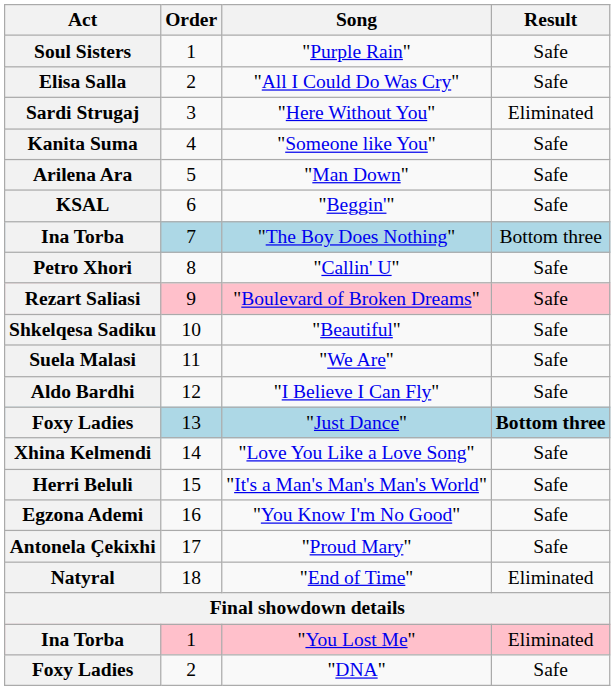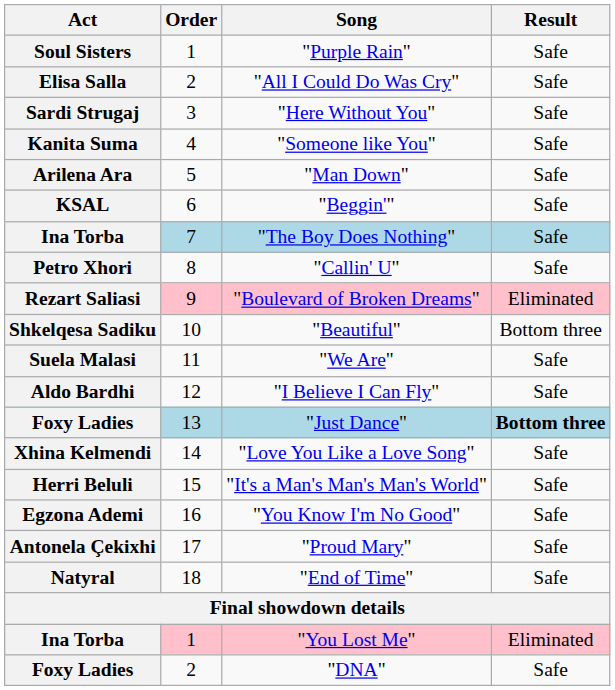(551, 112) Eliminated -> (551, 112) Safe
(551, 236) Bottom three -> (551, 236) Safe
(551, 298) Safe -> (551, 298) Eliminated
(551, 329) Safe -> (551, 329) Bottom three
(551, 577) Eliminated -> (551, 577) Safe
